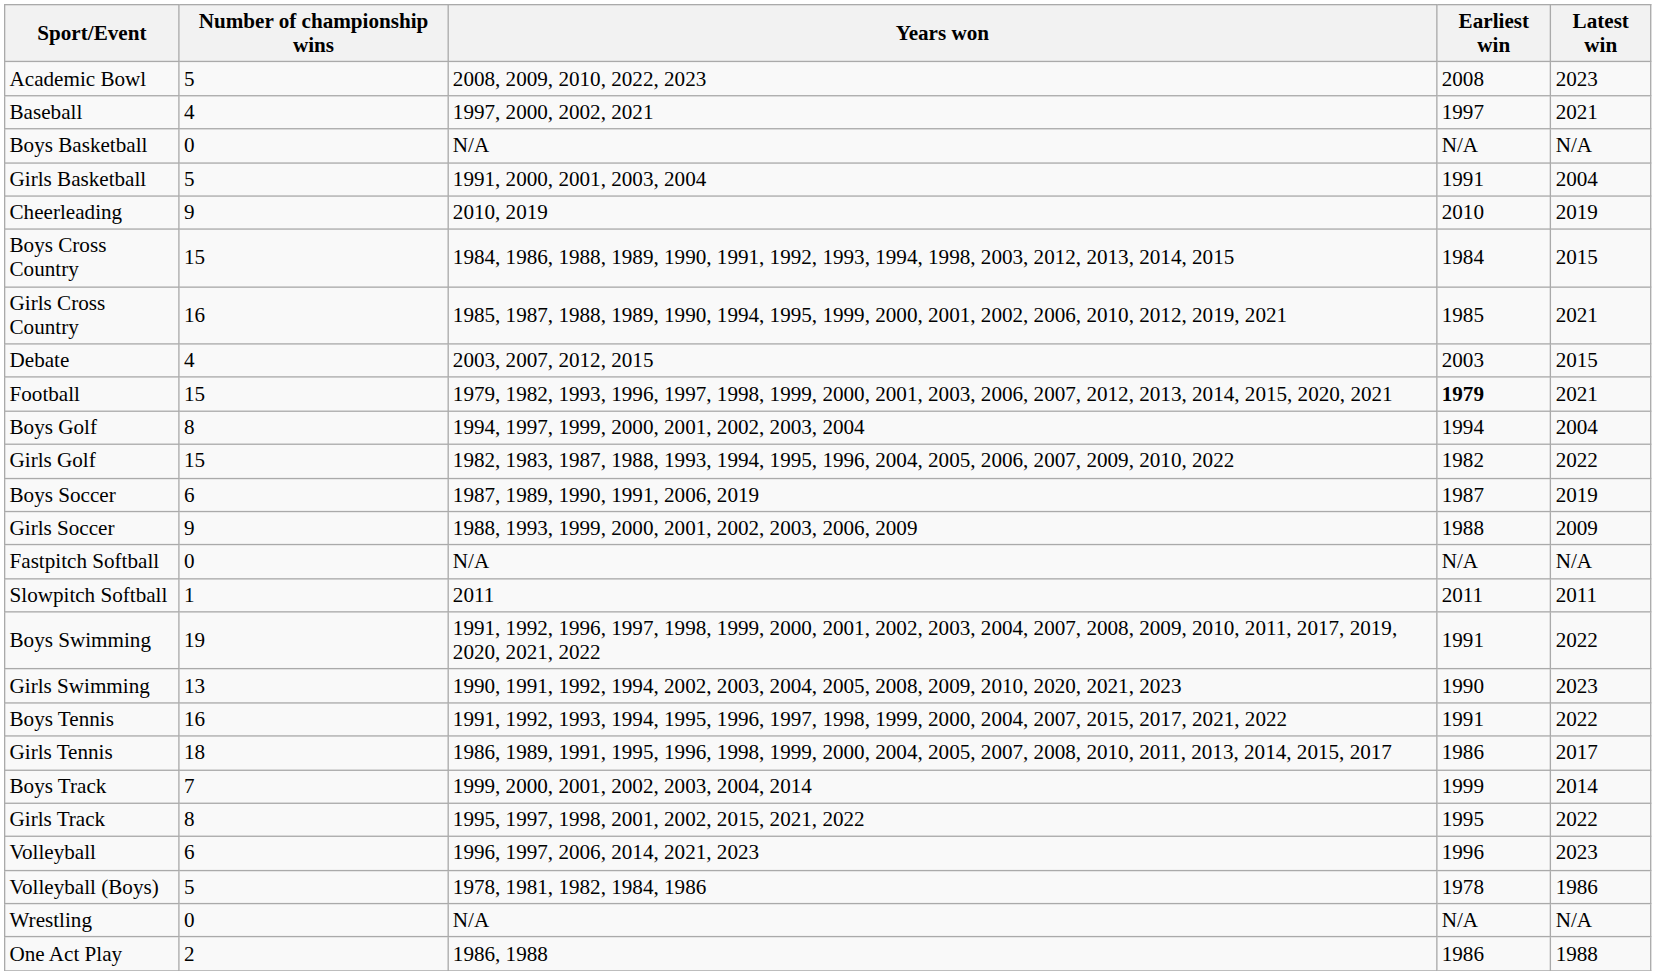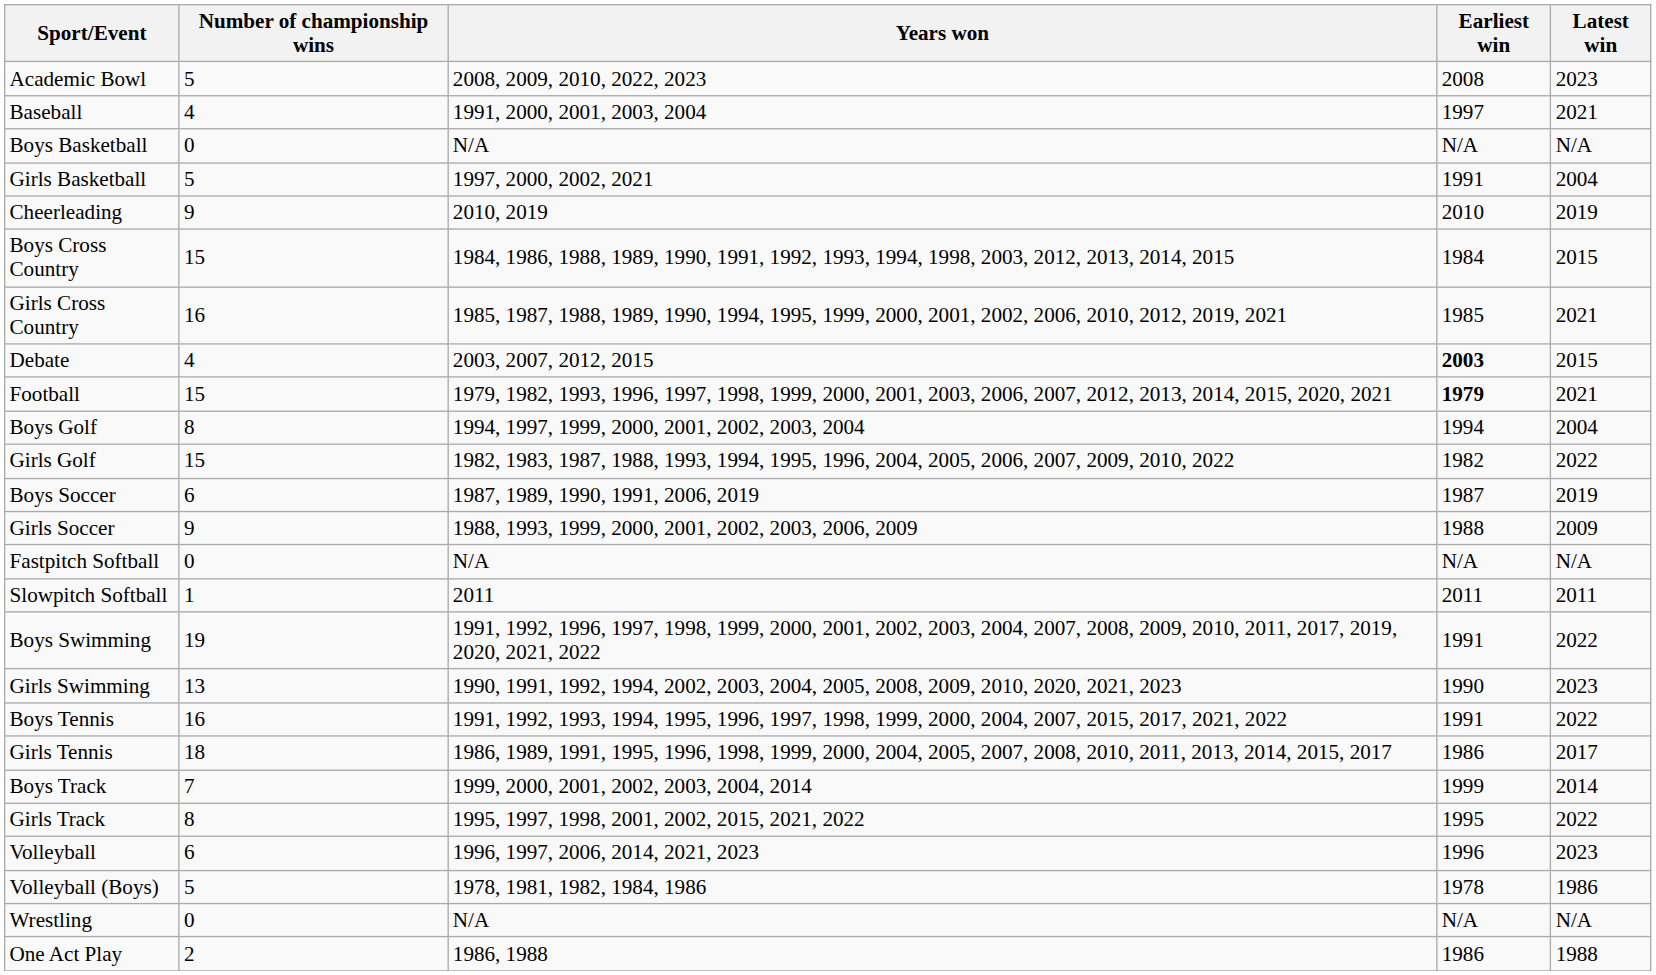(553, 111) 1997, 2000, 2002, 2021 -> (580, 111) 1991, 2000, 2001, 2003, 2004
(580, 178) 1991, 2000, 2001, 2003, 2004 -> (553, 178) 1997, 2000, 2002, 2021
(1463, 360) normal -> (1463, 360) bold
